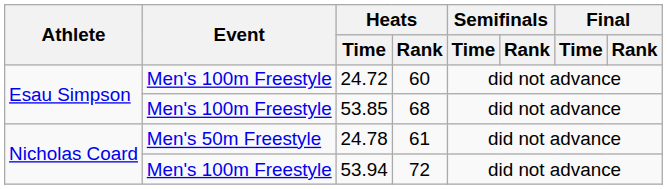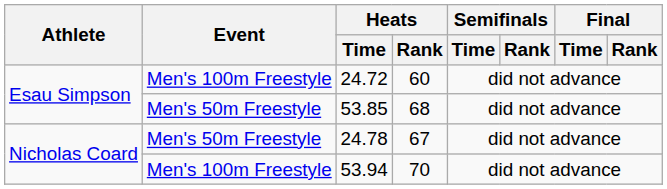(239, 109) Men's 100m Freestyle -> (234, 109) Men's 50m Freestyle
(420, 139) 61 -> (420, 139) 67
(420, 169) 72 -> (420, 169) 70
